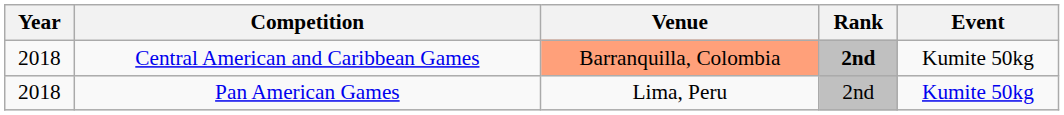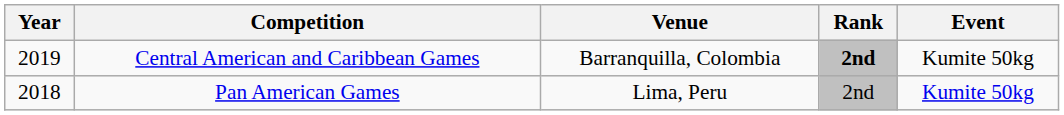(39, 57) 2018 -> (39, 57) 2019
(680, 57) lightsalmon background -> (680, 57) no background
